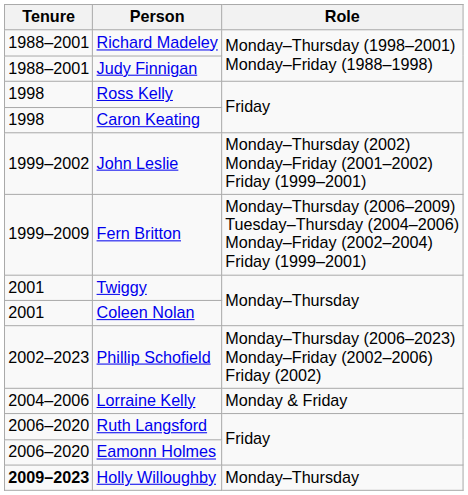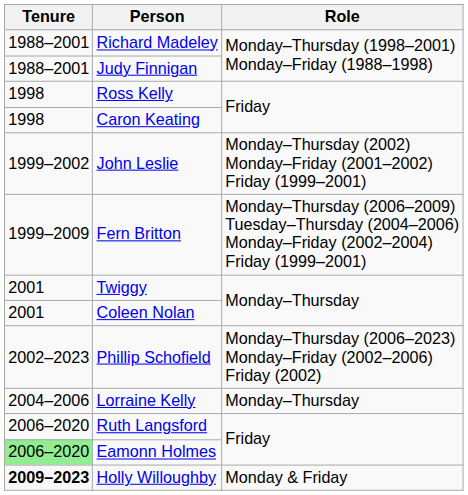(286, 400) Monday & Friday -> (292, 400) Monday–Thursday
(49, 452) no background -> (49, 452) lightgreen background
(292, 477) Monday–Thursday -> (286, 477) Monday & Friday
